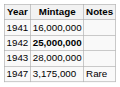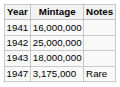(57, 43) bold -> (57, 43) normal
(57, 58) 28,000,000 -> (57, 58) 18,000,000
